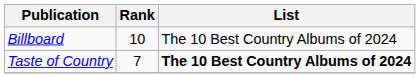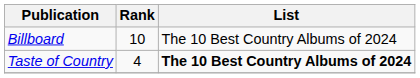(137, 61) 7 -> (137, 61) 4
